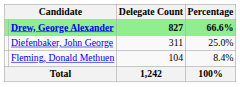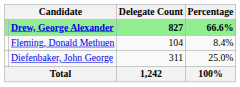rows swapped: (62, 43) <-> (63, 58)
